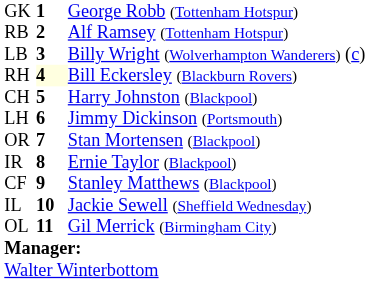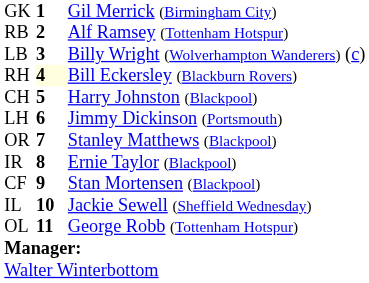(183, 10) George Robb (Tottenham Hotspur) -> (172, 10) Gil Merrick (Birmingham City)
(164, 140) Stan Mortensen (Blackpool) -> (172, 140) Stanley Matthews (Blackpool)
(172, 183) Stanley Matthews (Blackpool) -> (164, 183) Stan Mortensen (Blackpool)
(172, 226) Gil Merrick (Birmingham City) -> (183, 226) George Robb (Tottenham Hotspur)
